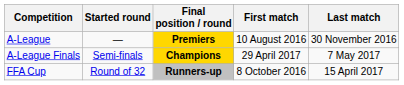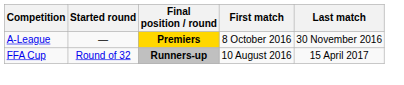(271, 39) 10 August 2016 -> (257, 39) 8 October 2016
- row: (43, 55)
(271, 71) 8 October 2016 -> (257, 55) 10 August 2016
